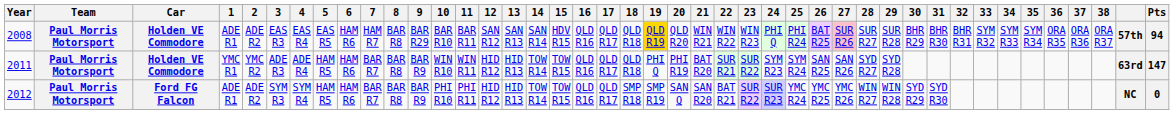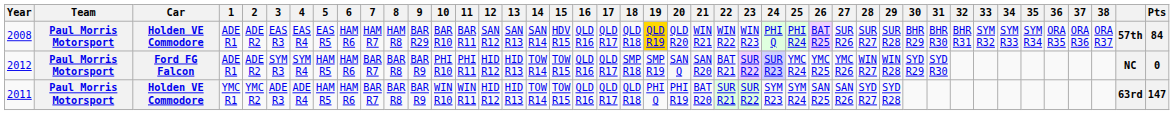(396, 36) BAR R8 -> (396, 36) HAM R8
(844, 36) pink background -> (844, 36) no background
(1157, 36) 94 -> (1157, 36) 84
rows swapped: (19, 65) <-> (19, 95)
